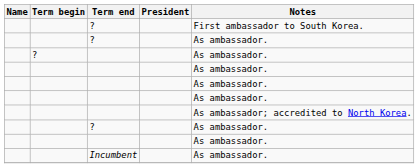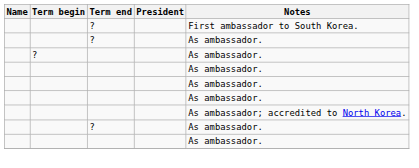- row: (59, 156)
